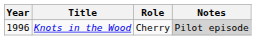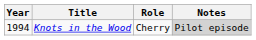(18, 28) 1996 -> (18, 28) 1994
